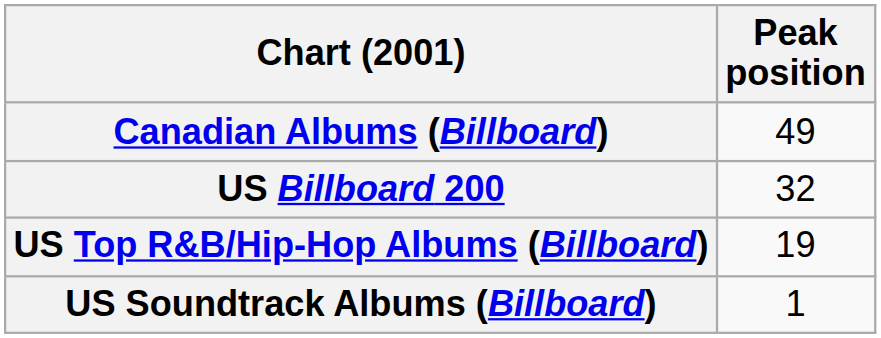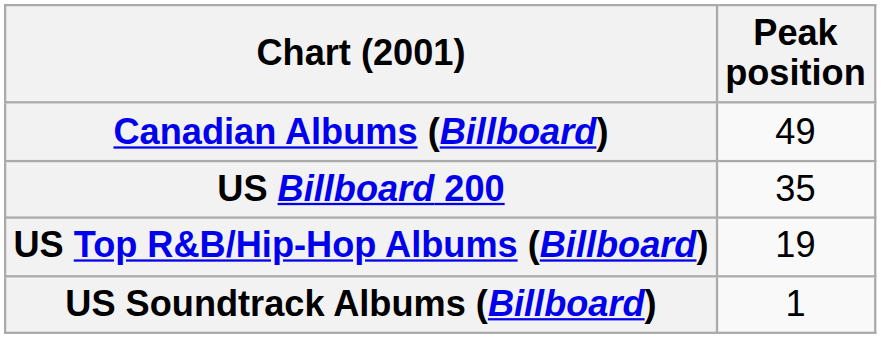(795, 188) 32 -> (795, 188) 35
